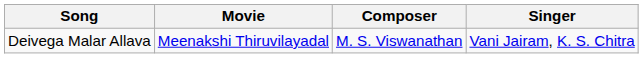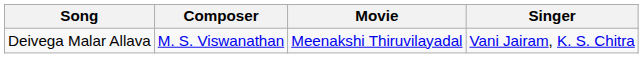columns swapped: (243, 16) <-> (399, 16)
